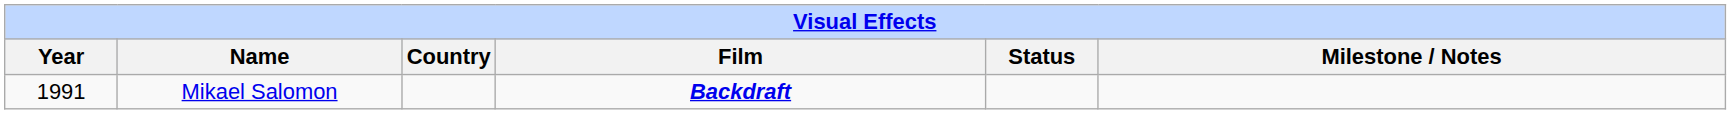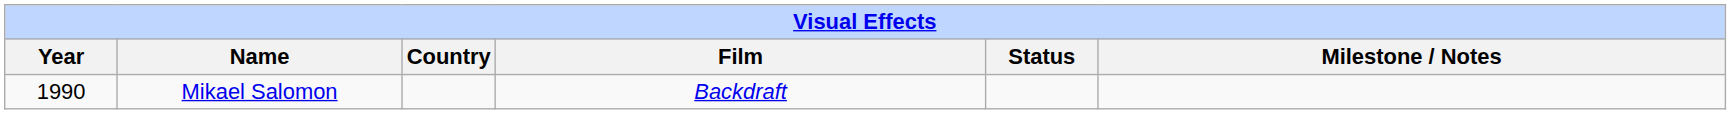(61, 91) 1991 -> (61, 91) 1990
(741, 91) bold -> (741, 91) normal
